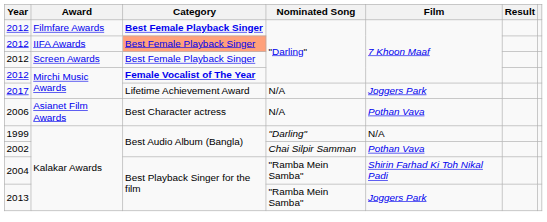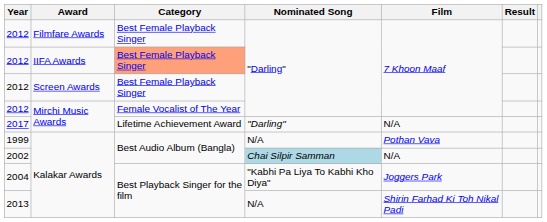(194, 28) bold -> (166, 33) normal
(190, 75) bold -> (179, 108) normal
(277, 91) N/A -> (266, 124) "Darling"
(397, 91) Joggers Park -> (392, 124) N/A
- row: (18, 112)
(288, 133) "Darling" -> (255, 140) N/A
(376, 133) N/A -> (412, 140) Pothan Vava
(312, 149) no background -> (291, 155) lightblue background
(396, 149) Pothan Vava -> (392, 155) N/A
(298, 170) "Ramba Mein Samba" -> (310, 177) "Kabhi Pa Liya To Kabhi Kho Diya"
(425, 170) Shirin Farhad Ki Toh Nikal Padi -> (413, 177) Joggers Park
(298, 197) "Ramba Mein Samba" -> (255, 204) N/A
(397, 197) Joggers Park -> (441, 204) Shirin Farhad Ki Toh Nikal Padi
